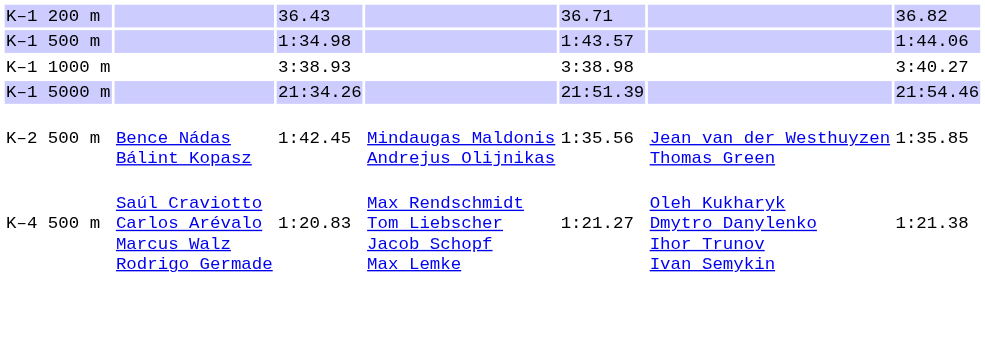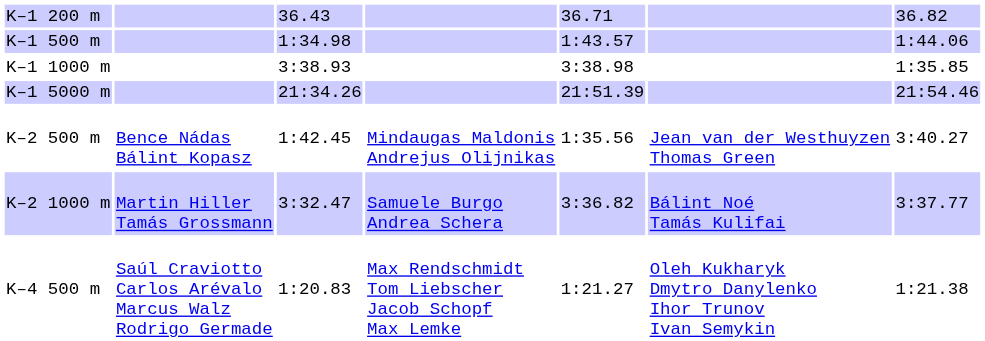(932, 67) 3:40.27 -> (932, 67) 1:35.85
(932, 138) 1:35.85 -> (932, 138) 3:40.27
+ row: (58, 204)
